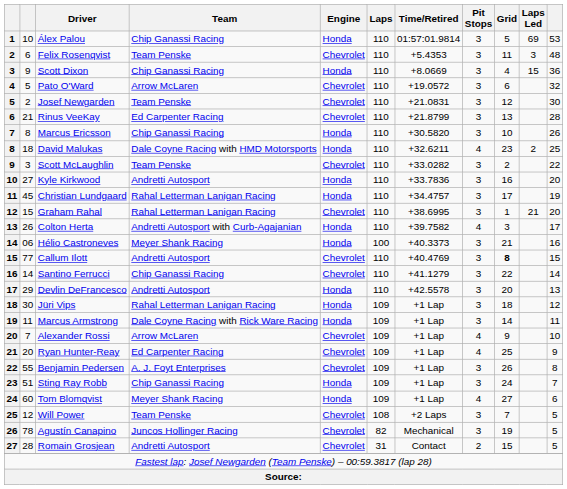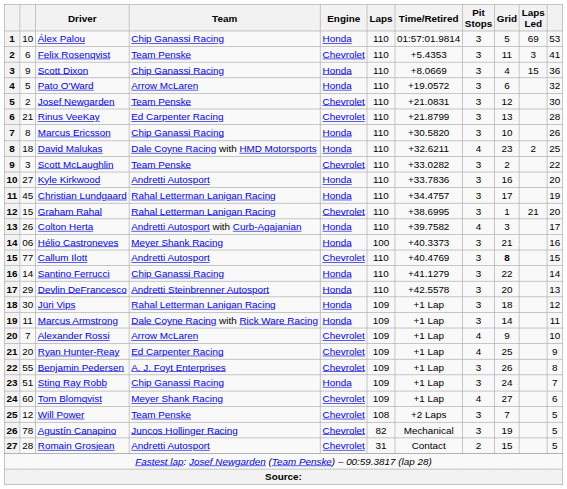(555, 55) 48 -> (555, 55) 41
(344, 86) Chevrolet -> (337, 86) Honda
(344, 274) Chevrolet -> (337, 274) Honda
(171, 289) Andretti Autosport -> (200, 289) Andretti Steinbrenner Autosport
(337, 399) Honda -> (344, 399) Chevrolet
